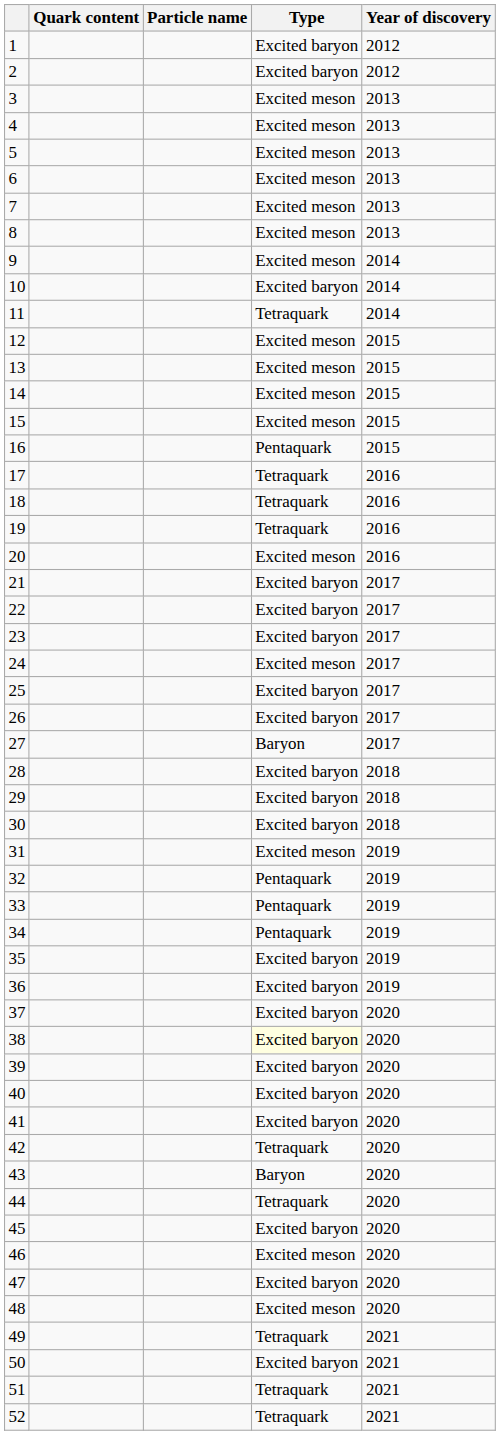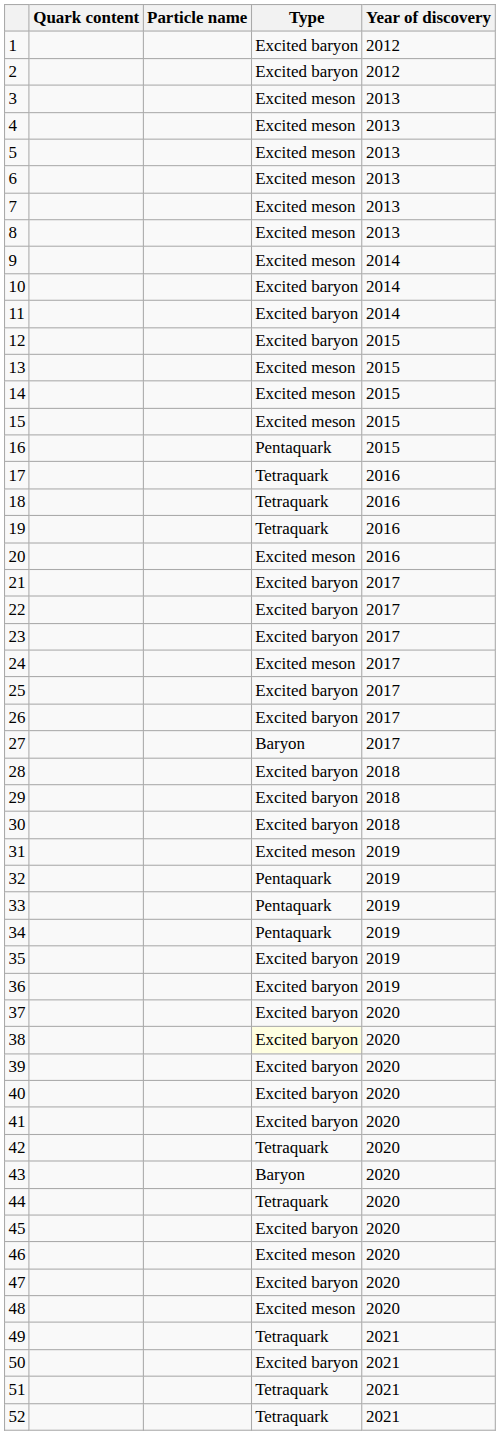(292, 313) Tetraquark -> (307, 313) Excited baryon
(305, 340) Excited meson -> (307, 340) Excited baryon
